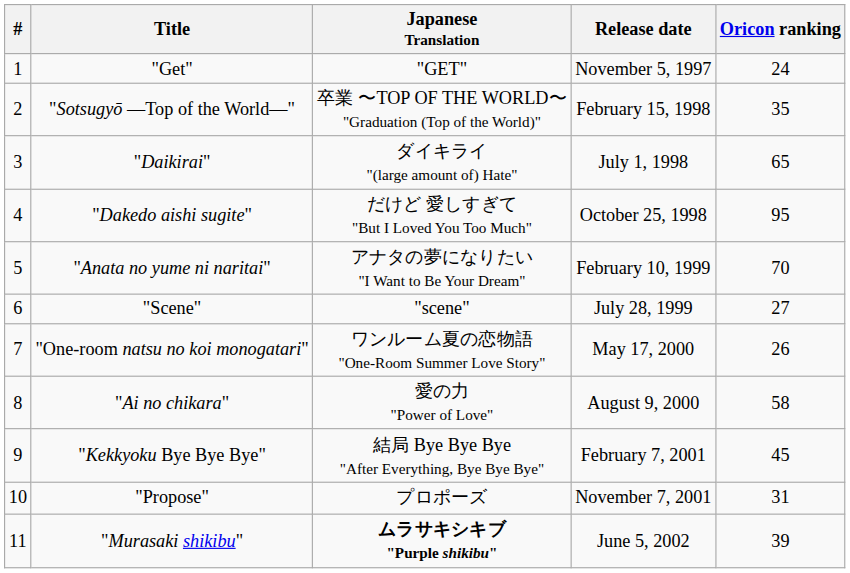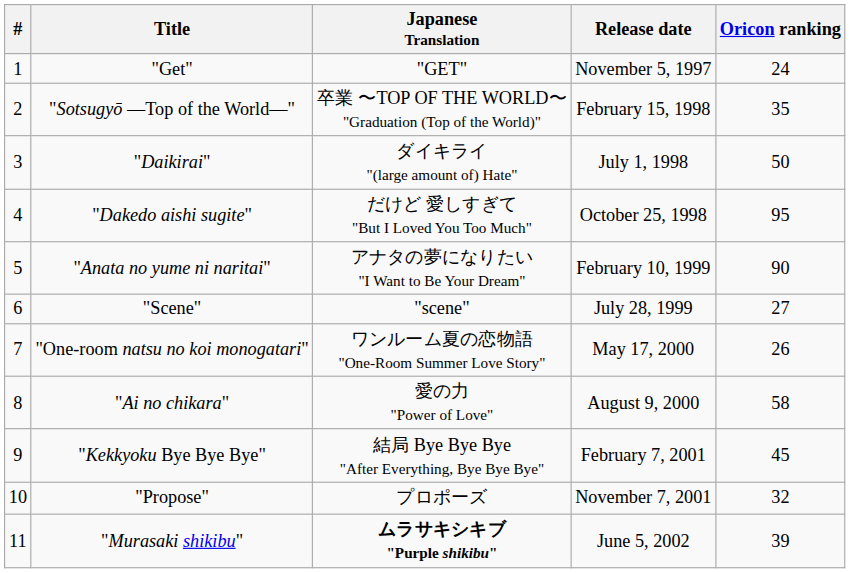(780, 162) 65 -> (780, 162) 50
(780, 267) 70 -> (780, 267) 90
(780, 498) 31 -> (780, 498) 32
